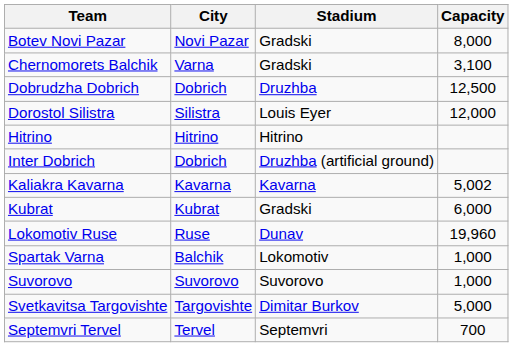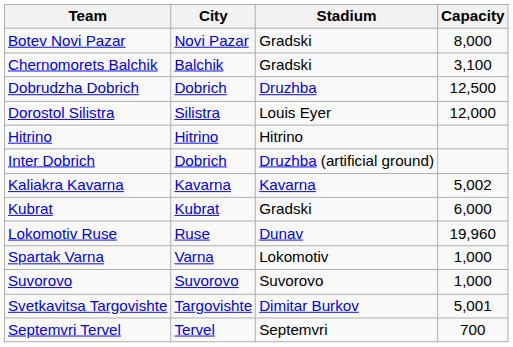(194, 64) Varna -> (199, 64) Balchik
(199, 257) Balchik -> (194, 257) Varna
(473, 305) 5,000 -> (473, 305) 5,001
